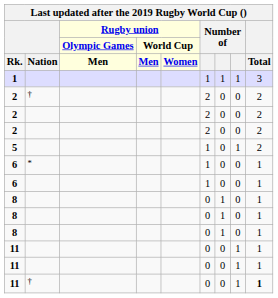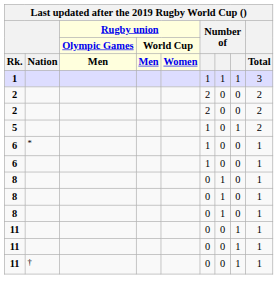- row: (15, 96)
(259, 283) bold -> (259, 264) normal
